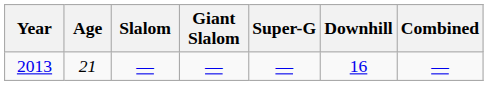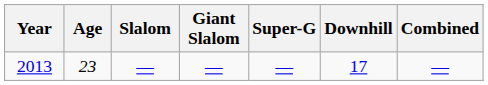(88, 66) 21 -> (88, 66) 23
(359, 66) 16 -> (359, 66) 17
